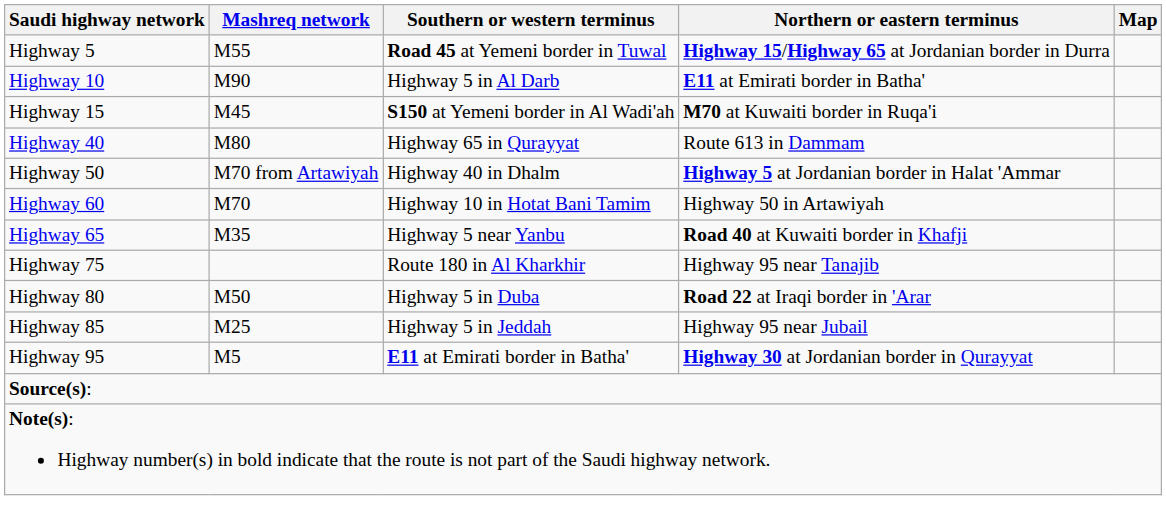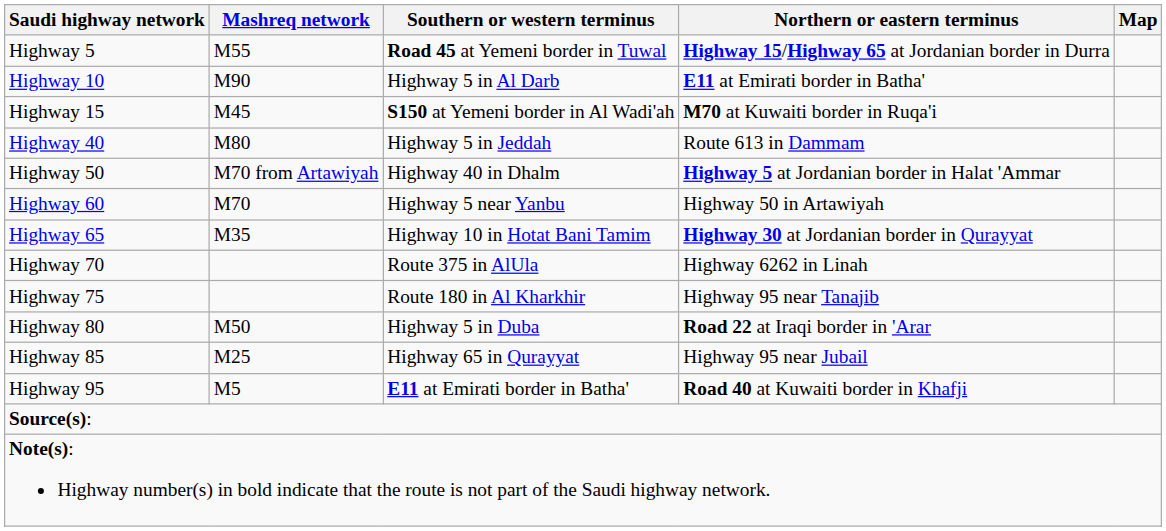(483, 142) Highway 65 in Qurayyat -> (469, 142) Highway 5 in Jeddah
(519, 204) Highway 10 in Hotat Bani Tamim -> (476, 204) Highway 5 near Yanbu
(476, 234) Highway 5 near Yanbu -> (519, 234) Highway 10 in Hotat Bani Tamim
(825, 234) Road 40 at Kuwaiti border in Khafji -> (858, 234) Highway 30 at Jordanian border in Qurayyat
+ row: (57, 265)
(469, 326) Highway 5 in Jeddah -> (483, 357) Highway 65 in Qurayyat
(858, 357) Highway 30 at Jordanian border in Qurayyat -> (825, 388) Road 40 at Kuwaiti border in Khafji
